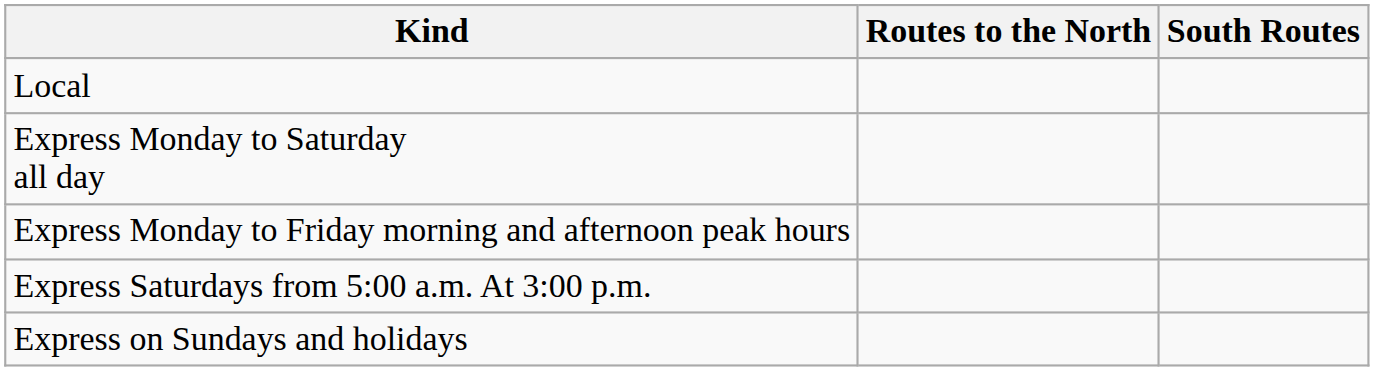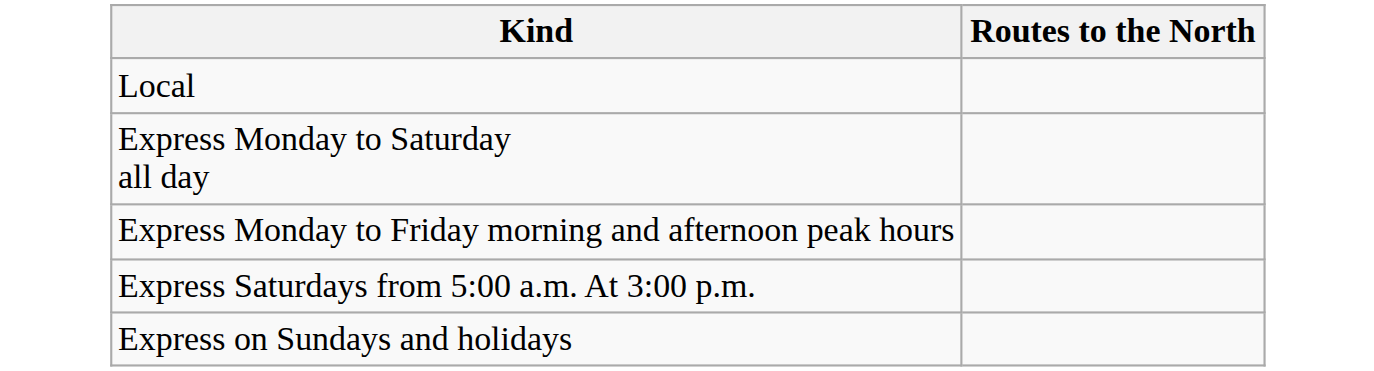- column: (1263, 31)
